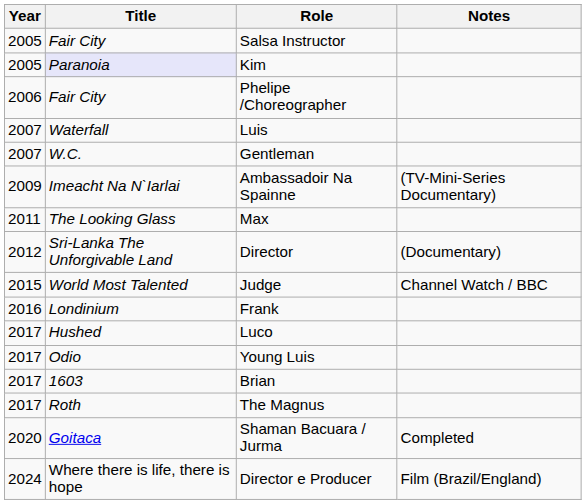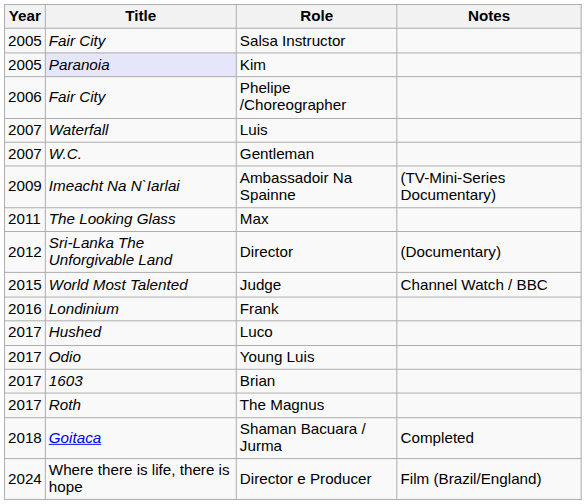(25, 437) 2020 -> (25, 437) 2018
